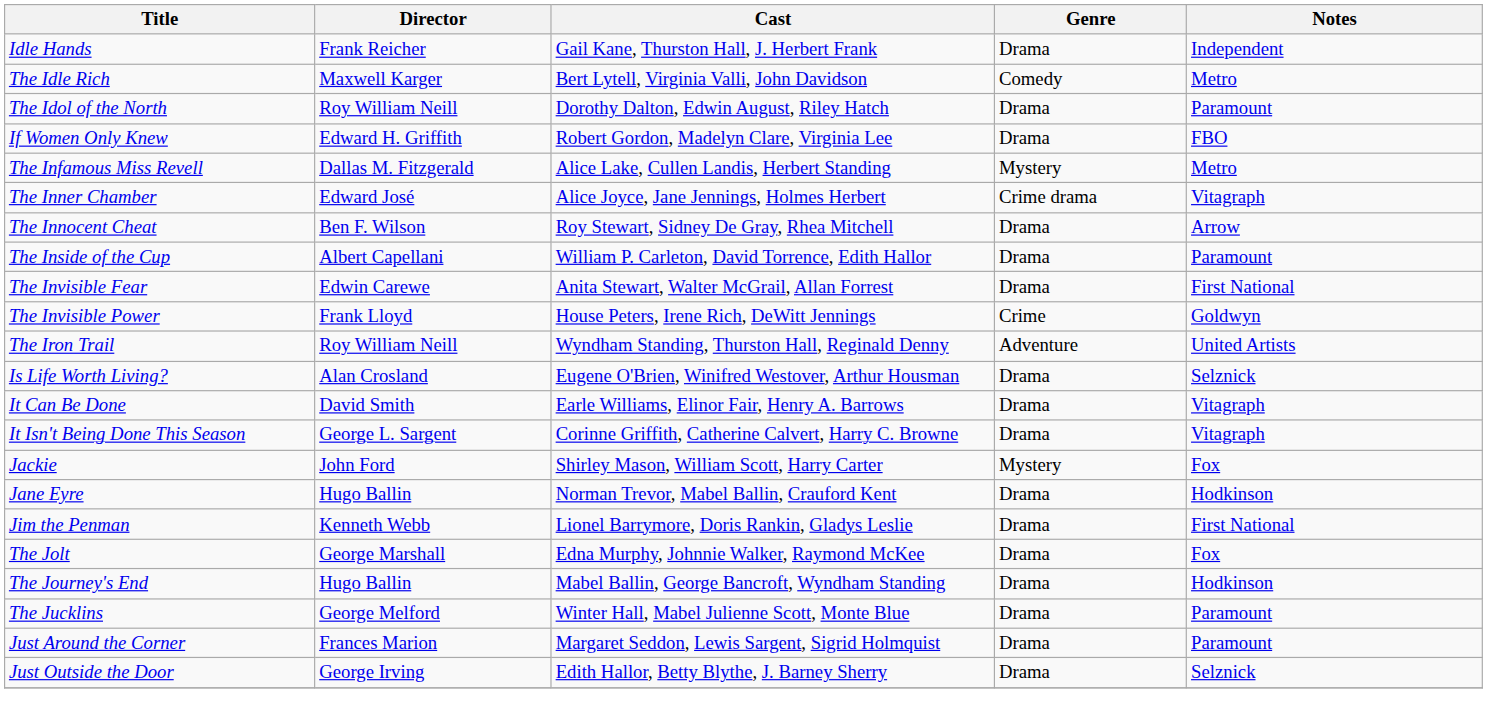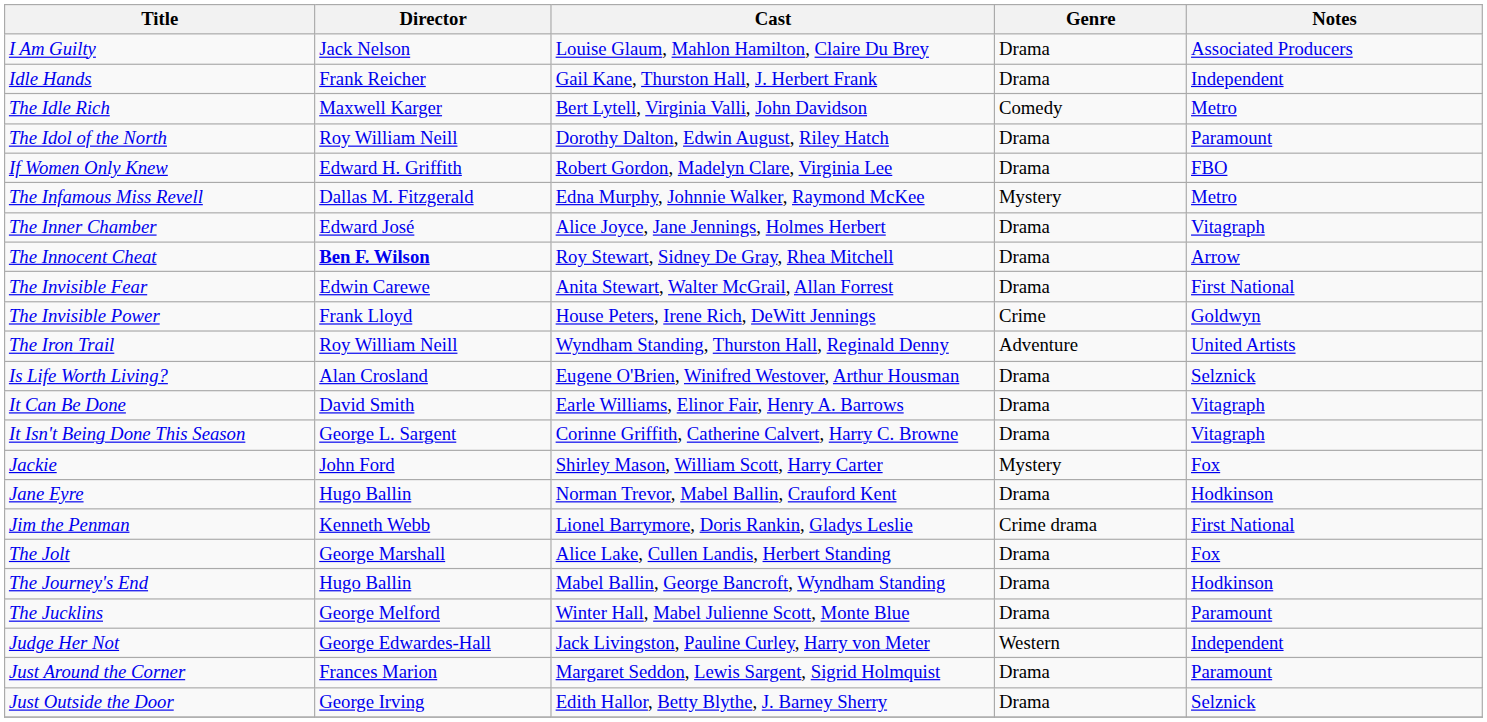+ row: (52, 49)
(723, 167) Alice Lake, Cullen Landis, Herbert Standing -> (740, 197) Edna Murphy, Johnnie Walker, Raymond McKee
(1048, 197) Crime drama -> (1024, 227) Drama
(372, 227) normal -> (374, 256) bold
- row: (89, 256)
(1024, 524) Drama -> (1048, 524) Crime drama
(740, 553) Edna Murphy, Johnnie Walker, Raymond McKee -> (723, 553) Alice Lake, Cullen Landis, Herbert Standing
+ row: (64, 642)
